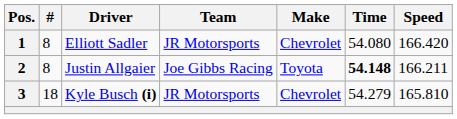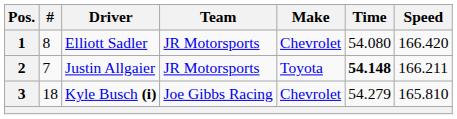(46, 68) 8 -> (46, 68) 7
(218, 68) Joe Gibbs Racing -> (212, 68) JR Motorsports
(212, 94) JR Motorsports -> (218, 94) Joe Gibbs Racing
